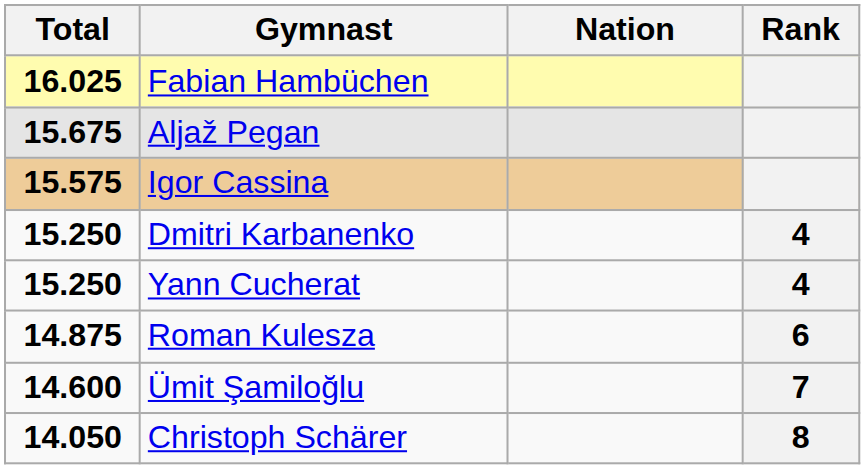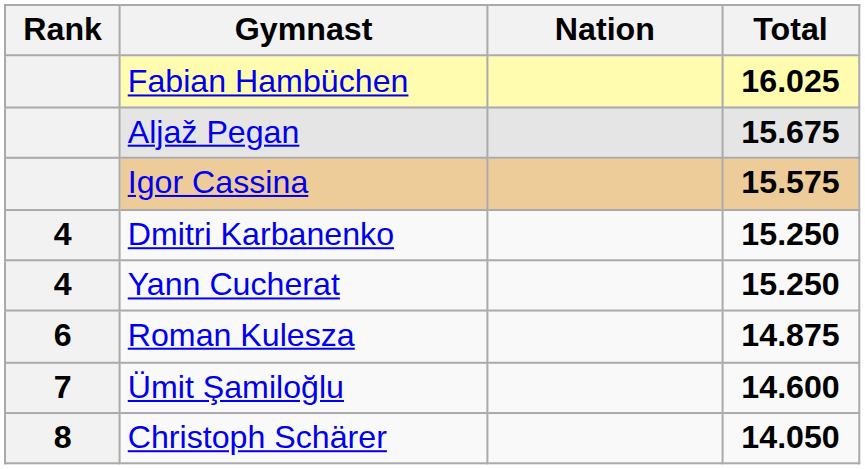columns swapped: (801, 30) <-> (73, 30)
